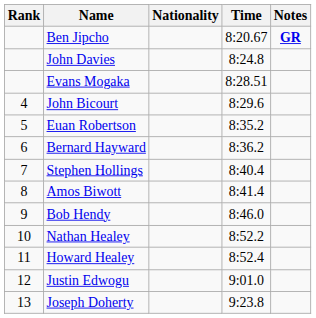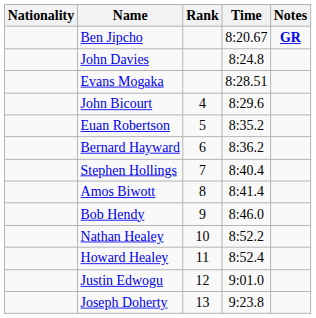columns swapped: (24, 15) <-> (186, 15)
